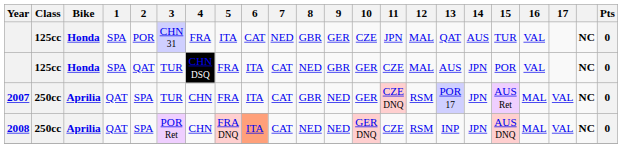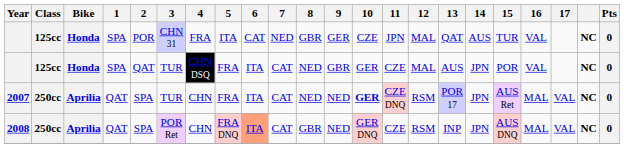(310, 98) GBR -> (310, 98) NED
(366, 98) normal -> (367, 98) bold
(310, 128) NED -> (310, 128) GBR
